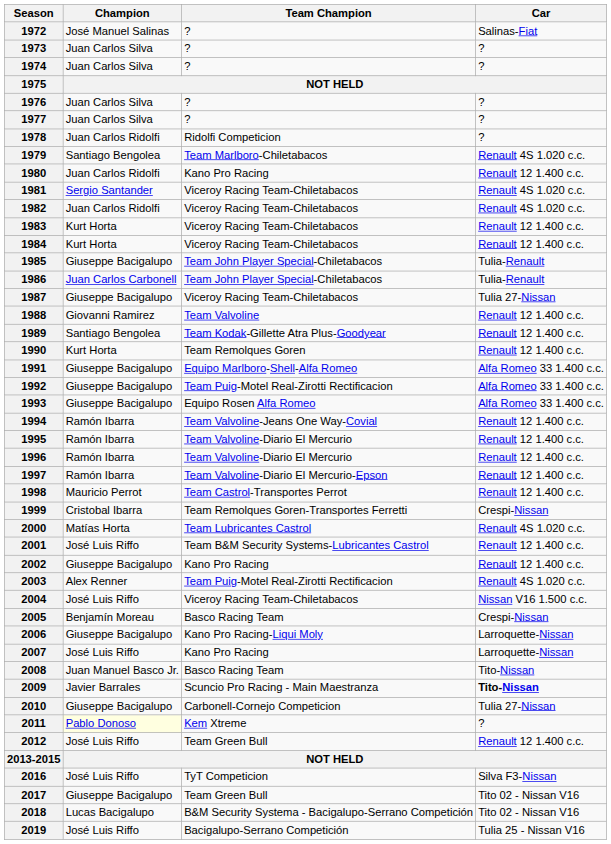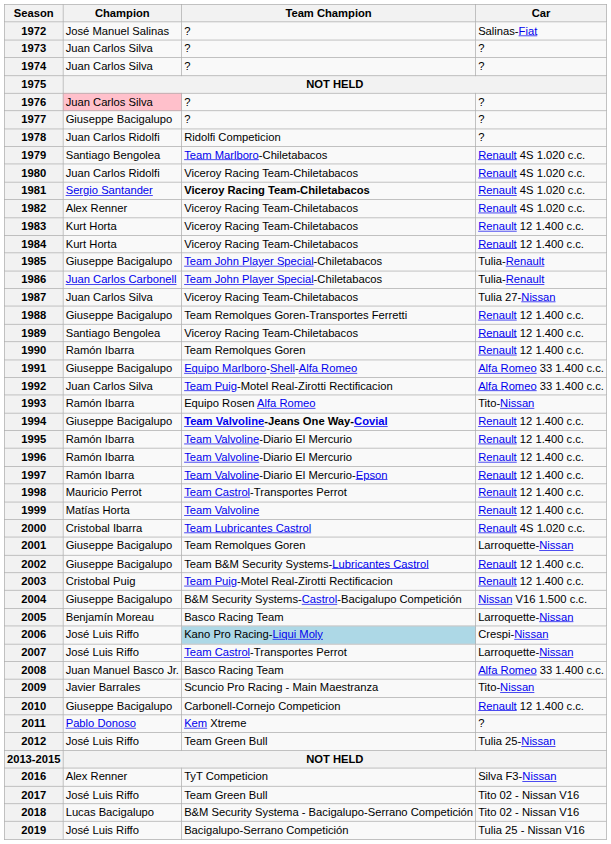(109, 102) no background -> (109, 102) pink background
(109, 119) Juan Carlos Silva -> (119, 119) Giuseppe Bacigalupo
(226, 173) Kano Pro Racing -> (271, 173) Viceroy Racing Team-Chiletabacos
(531, 173) Renault 12 1.400 c.c. -> (532, 173) Renault 4S 1.020 c.c.
(271, 191) normal -> (277, 191) bold
(113, 208) Juan Carlos Ridolfi -> (96, 208) Alex Renner
(119, 297) Giuseppe Bacigalupo -> (109, 297) Juan Carlos Silva
(110, 315) Giovanni Ramirez -> (119, 315) Giuseppe Bacigalupo
(222, 315) Team Valvoline -> (296, 315) Team Remolques Goren-Transportes Ferretti
(285, 333) Team Kodak-Gillette Atra Plus-Goodyear -> (271, 333) Viceroy Racing Team-Chiletabacos
(91, 350) Kurt Horta -> (100, 350) Ramón Ibarra
(119, 386) Giuseppe Bacigalupo -> (109, 386) Juan Carlos Silva
(119, 404) Giuseppe Bacigalupo -> (100, 404) Ramón Ibarra
(541, 404) Alfa Romeo 33 1.400 c.c. -> (506, 404) Tito-Nissan
(100, 421) Ramón Ibarra -> (119, 421) Giuseppe Bacigalupo
(281, 421) normal -> (286, 421) bold
(104, 510) Cristobal Ibarra -> (98, 510) Matías Horta
(296, 510) Team Remolques Goren-Transportes Ferretti -> (222, 510) Team Valvoline
(513, 510) Crespi-Nissan -> (531, 510) Renault 12 1.400 c.c.
(98, 528) Matías Horta -> (104, 528) Cristobal Ibarra
(102, 546) José Luis Riffo -> (119, 546) Giuseppe Bacigalupo
(306, 546) Team B&M Security Systems-Lubricantes Castrol -> (245, 546) Team Remolques Goren
(531, 546) Renault 12 1.400 c.c. -> (526, 546) Larroquette-Nissan
(226, 564) Kano Pro Racing -> (306, 564) Team B&M Security Systems-Lubricantes Castrol
(96, 581) Alex Renner -> (101, 581) Cristobal Puig
(532, 581) Renault 4S 1.020 c.c. -> (531, 581) Renault 12 1.400 c.c.
(102, 599) José Luis Riffo -> (119, 599) Giuseppe Bacigalupo
(271, 599) Viceroy Racing Team-Chiletabacos -> (323, 599) B&M Security Systems-Castrol-Bacigalupo Competición
(513, 617) Crespi-Nissan -> (526, 617) Larroquette-Nissan
(119, 635) Giuseppe Bacigalupo -> (102, 635) José Luis Riffo
(254, 635) no background -> (254, 635) lightblue background
(526, 635) Larroquette-Nissan -> (513, 635) Crespi-Nissan
(226, 652) Kano Pro Racing -> (265, 652) Team Castrol-Transportes Perrot
(506, 670) Tito-Nissan -> (541, 670) Alfa Romeo 33 1.400 c.c.
(509, 688) bold -> (506, 688) normal
(517, 706) Tulia 27-Nissan -> (531, 706) Renault 12 1.400 c.c.
(101, 723) lightyellow background -> (101, 723) no background
(531, 741) Renault 12 1.400 c.c. -> (517, 741) Tulia 25-Nissan
(102, 777) José Luis Riffo -> (96, 777) Alex Renner
(119, 794) Giuseppe Bacigalupo -> (102, 794) José Luis Riffo
